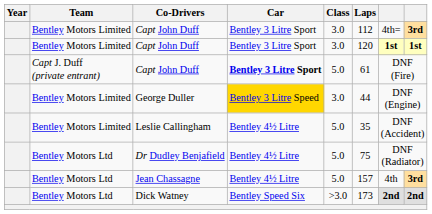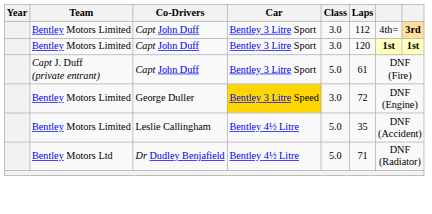(275, 69) bold -> (273, 69) normal
(365, 98) 44 -> (363, 98) 72
(365, 156) 75 -> (363, 156) 71
- row: (72, 179)
- row: (72, 196)
